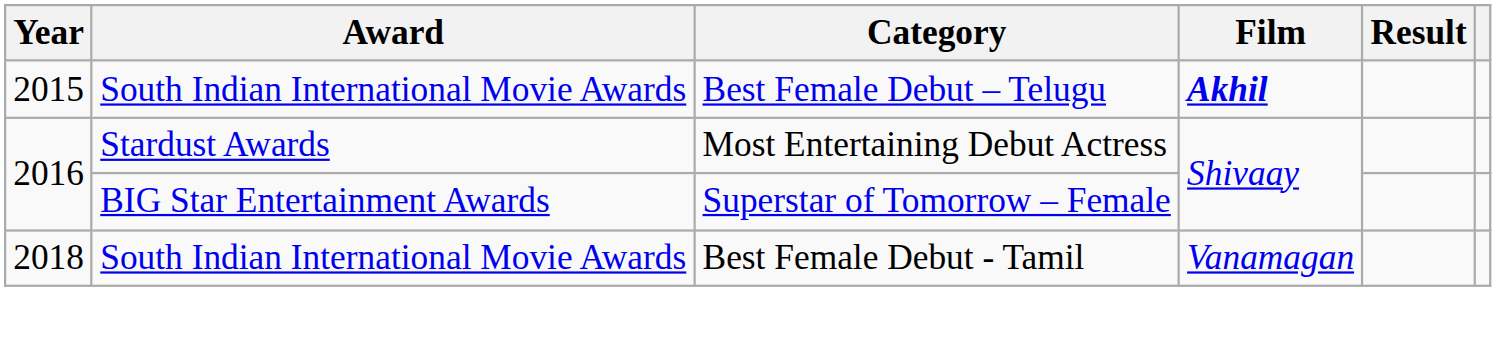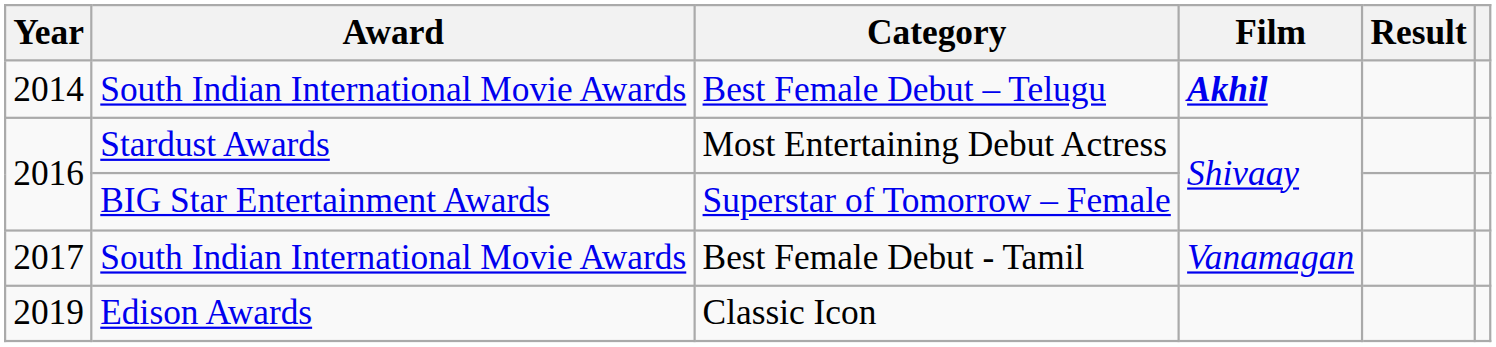(49, 88) 2015 -> (49, 88) 2014
(49, 256) 2018 -> (49, 256) 2017
+ row: (789, 312)
